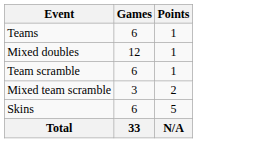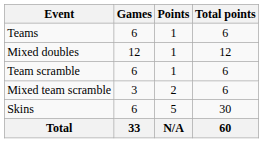+ column: (225, 14)
